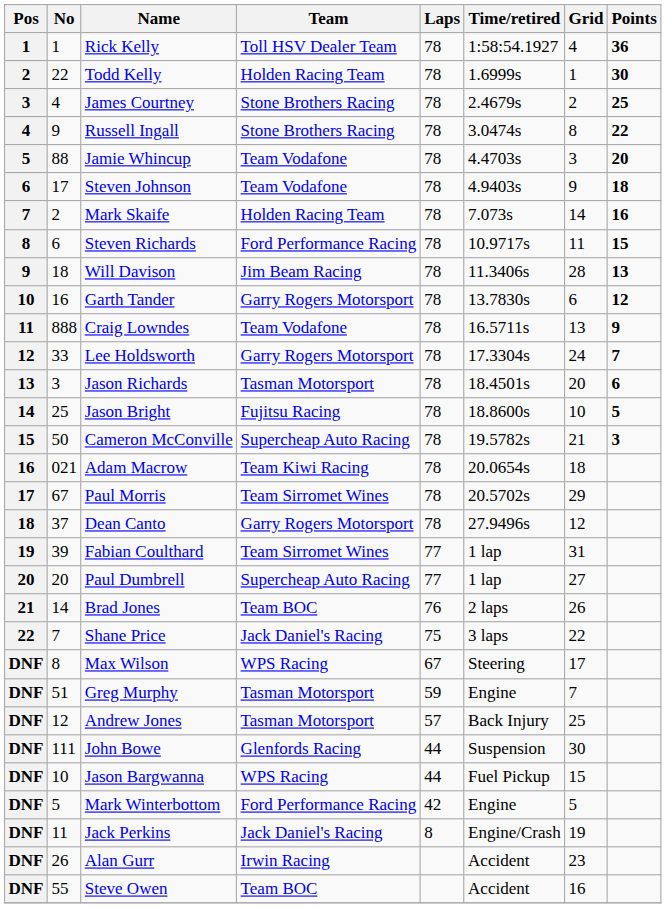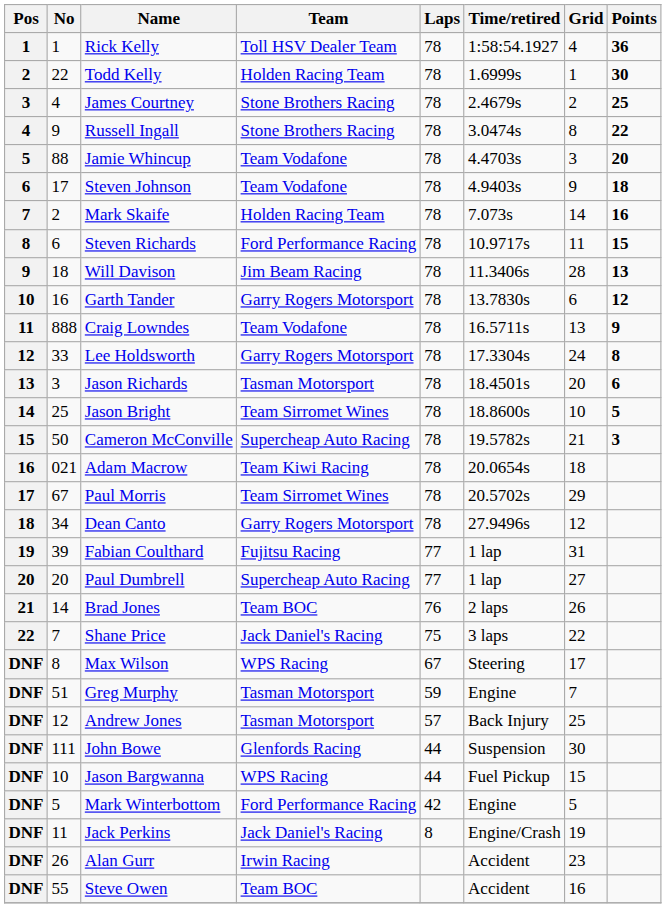(616, 355) 7 -> (616, 355) 8
(290, 411) Fujitsu Racing -> (315, 411) Team Sirromet Wines
(60, 523) 37 -> (60, 523) 34
(315, 552) Team Sirromet Wines -> (290, 552) Fujitsu Racing
